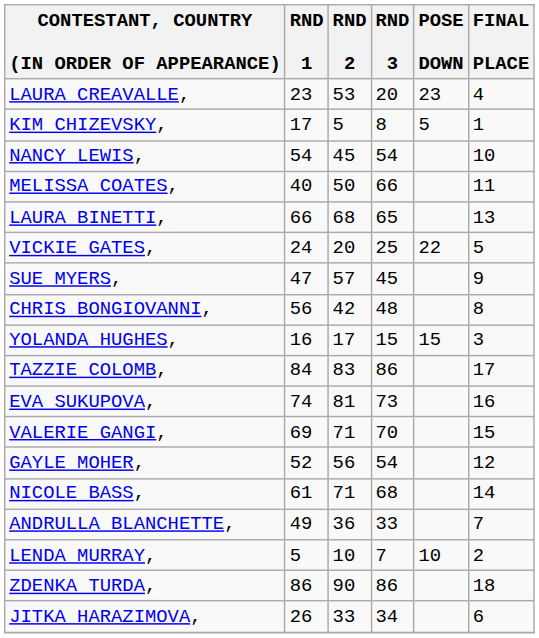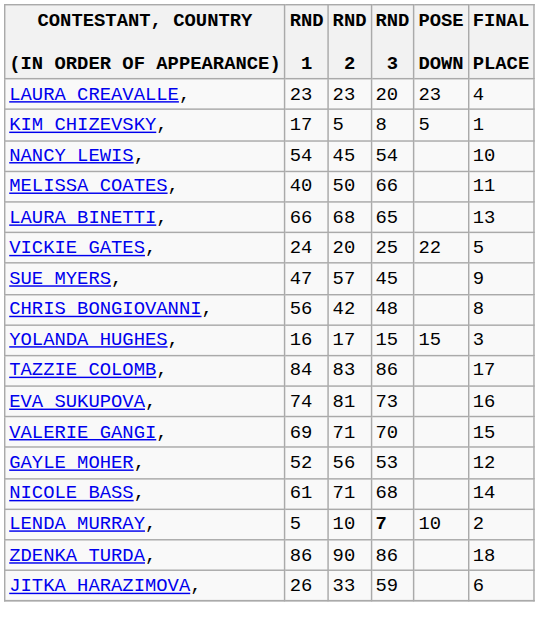(344, 94) 53 -> (344, 94) 23
(387, 463) 54 -> (387, 463) 53
- row: (122, 524)
(381, 555) normal -> (381, 524) bold
(387, 617) 34 -> (387, 586) 59
